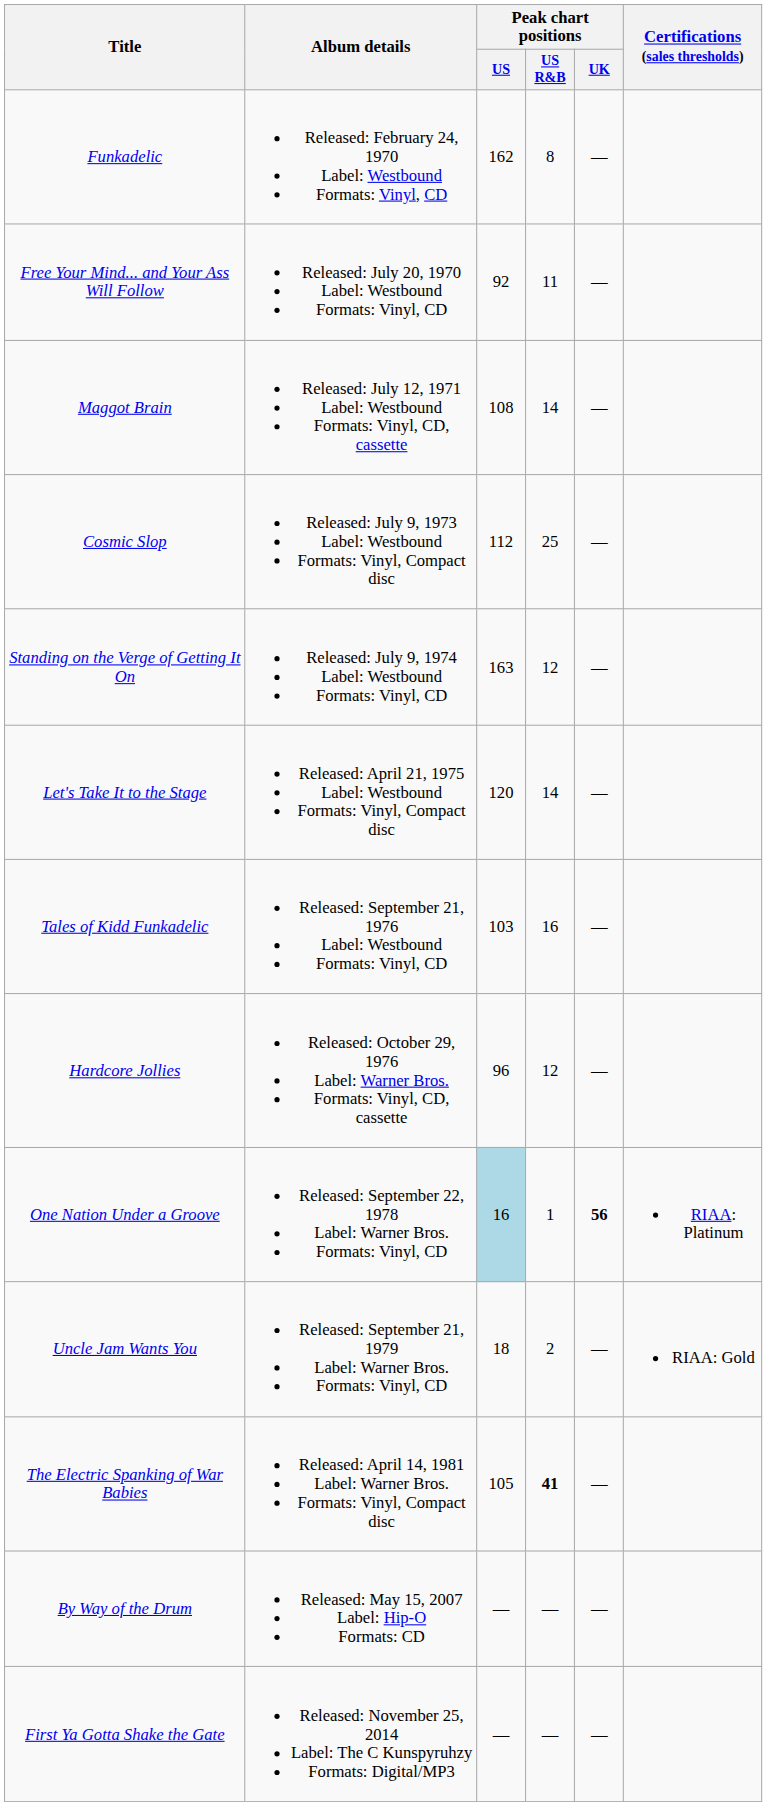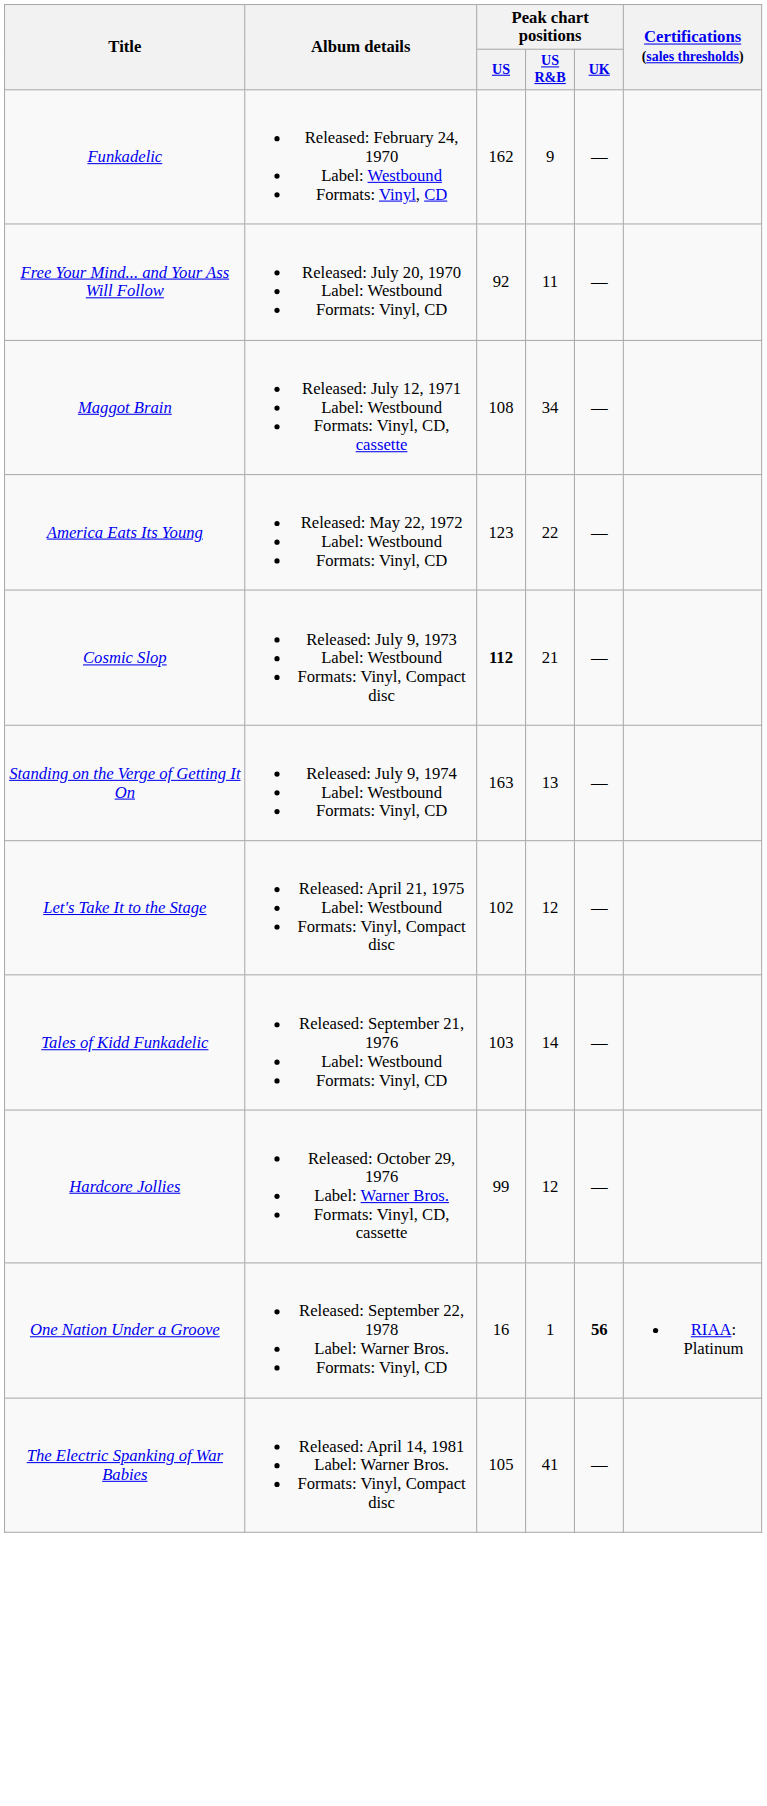(550, 156) 8 -> (550, 156) 9
(550, 407) 14 -> (550, 407) 34
+ row: (125, 532)
(501, 541) normal -> (501, 657) bold
(550, 541) 25 -> (550, 657) 21
(550, 666) 12 -> (550, 782) 13
(501, 792) 120 -> (501, 907) 102
(550, 792) 14 -> (550, 907) 12
(550, 926) 16 -> (550, 1042) 14
(501, 1070) 96 -> (501, 1186) 99
(501, 1214) lightblue background -> (501, 1330) no background
- row: (125, 1349)
(550, 1483) bold -> (550, 1464) normal
- row: (125, 1608)
- row: (125, 1734)
